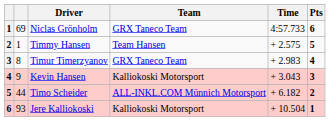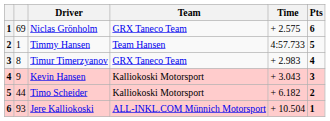(288, 28) 4:57.733 -> (285, 28) + 2.575
(285, 44) + 2.575 -> (288, 44) 4:57.733
(189, 92) ALL-INKL.COM Münnich Motorsport -> (158, 92) Kalliokoski Motorsport
(158, 108) Kalliokoski Motorsport -> (189, 108) ALL-INKL.COM Münnich Motorsport
